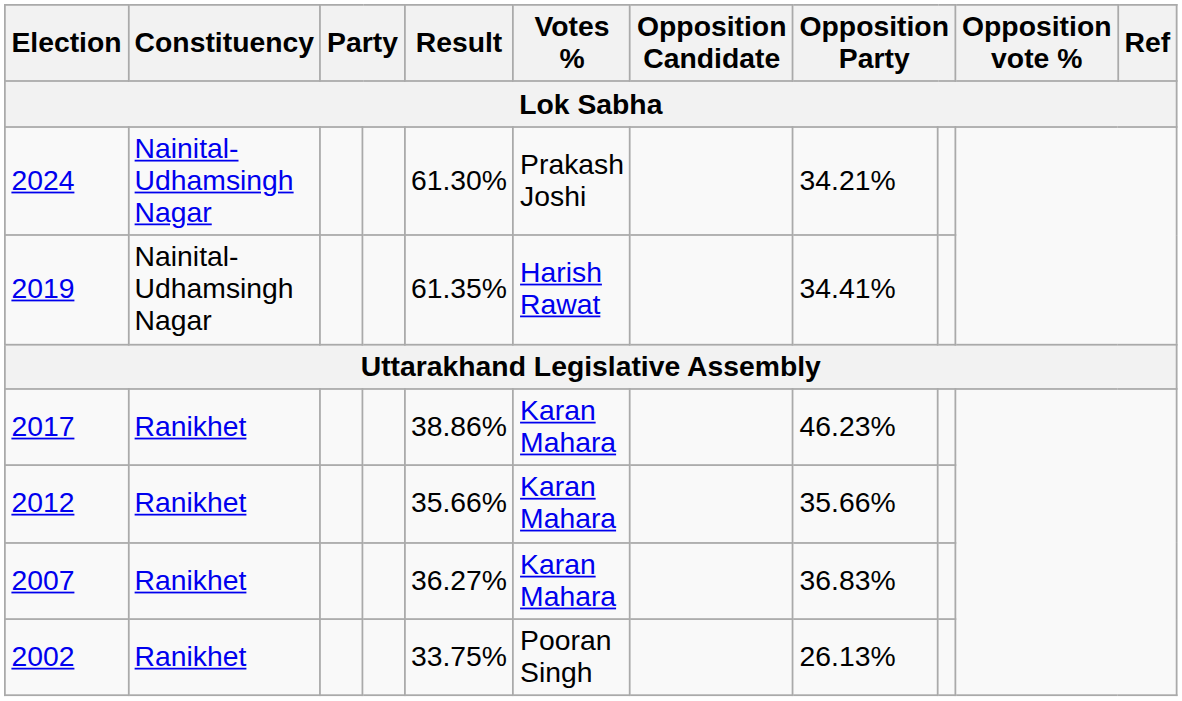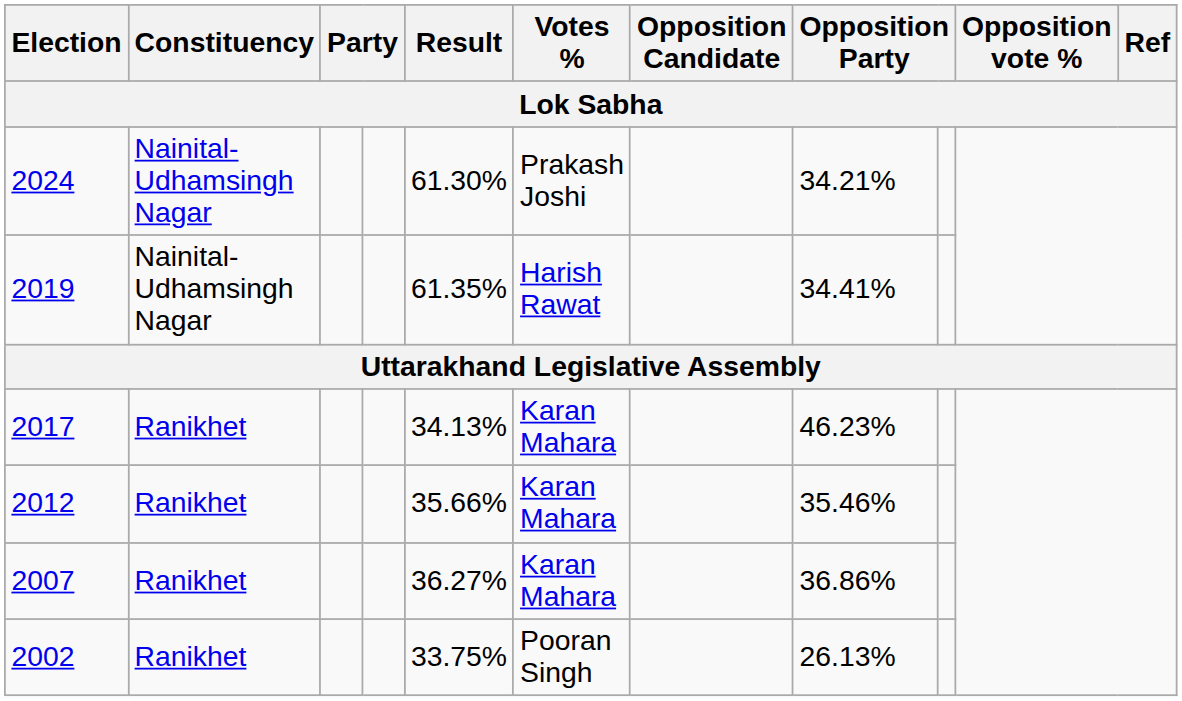(459, 426) 38.86% -> (459, 426) 34.13%
(848, 503) 35.66% -> (848, 503) 35.46%
(848, 580) 36.83% -> (848, 580) 36.86%
